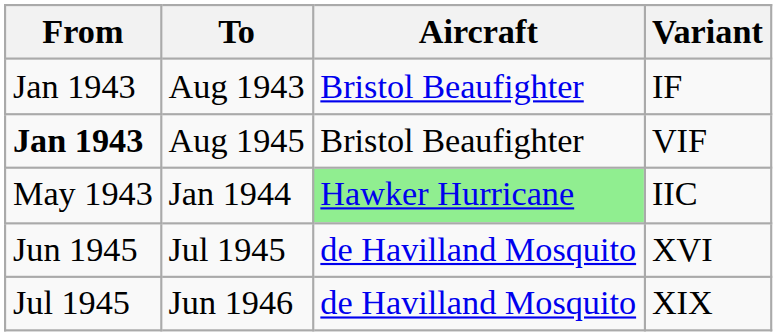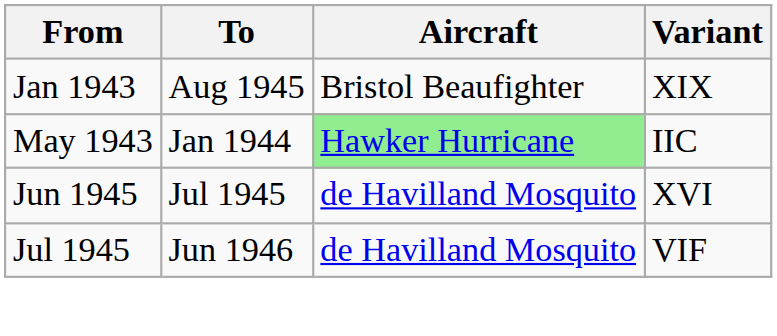- row: (237, 85)
(78, 140) bold -> (74, 85) normal
(679, 140) VIF -> (682, 85) XIX
(682, 303) XIX -> (679, 248) VIF
